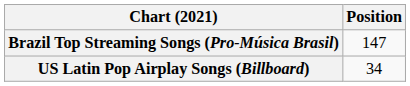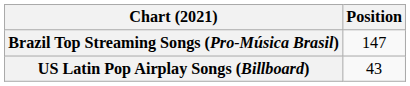(374, 68) 34 -> (374, 68) 43
